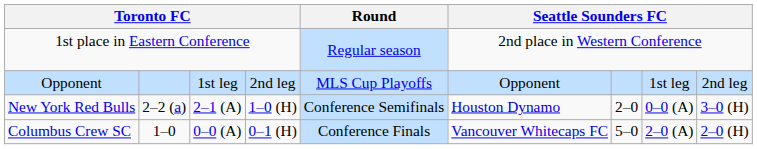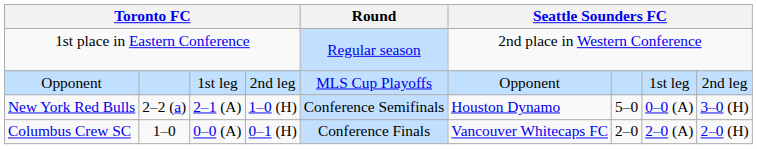(627, 107) 2–0 -> (627, 107) 5–0
(627, 131) 5–0 -> (627, 131) 2–0
